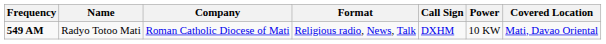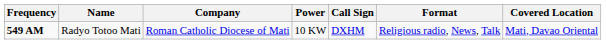columns swapped: (355, 13) <-> (484, 13)
